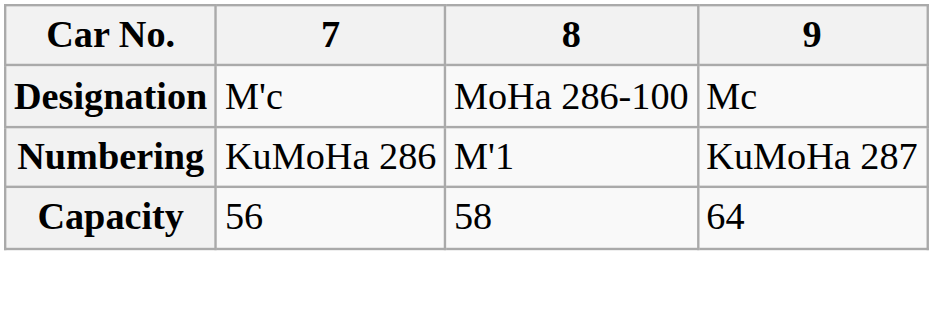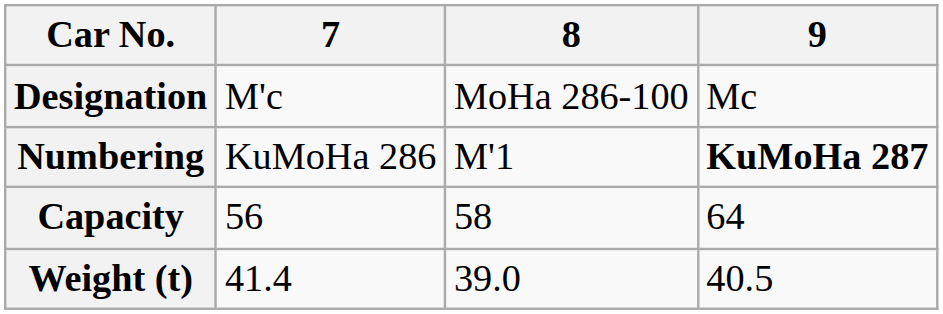(812, 156) normal -> (817, 156) bold
+ row: (111, 277)
